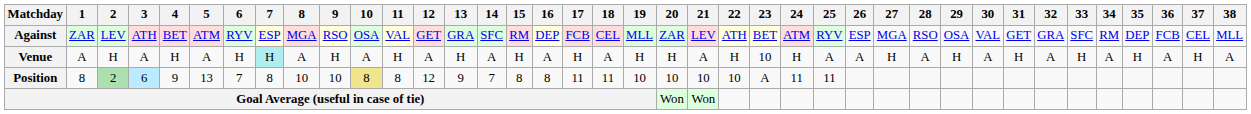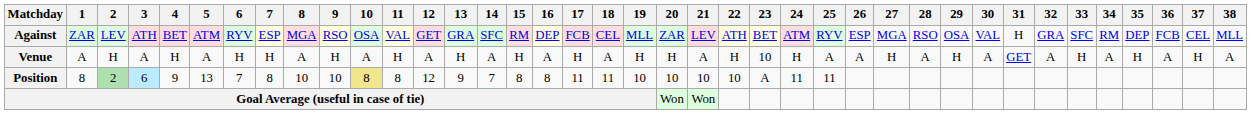(1019, 35) GET -> (1019, 35) H
(270, 57) paleturquoise background -> (270, 57) no background
(1019, 57) H -> (1019, 57) GET
